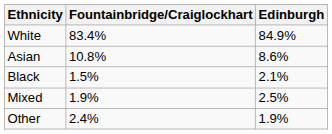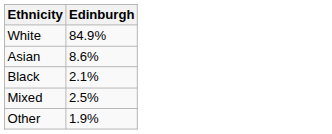- column: (161, 14)
